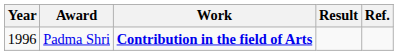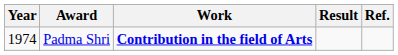(22, 38) 1996 -> (22, 38) 1974
